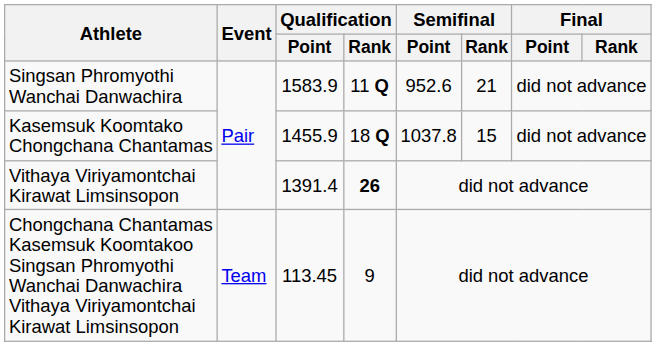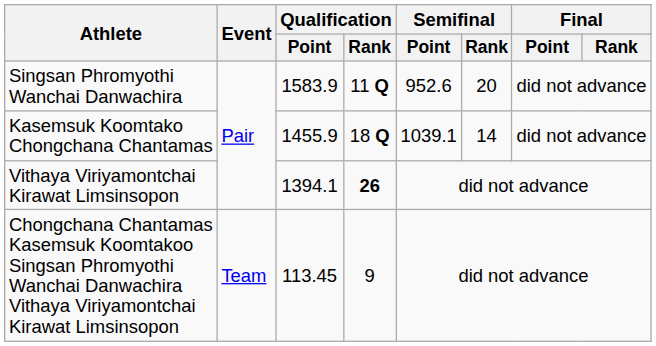(487, 86) 21 -> (487, 86) 20
(429, 136) 1037.8 -> (429, 136) 1039.1
(487, 136) 15 -> (487, 136) 14
(310, 186) 1391.4 -> (310, 186) 1394.1
